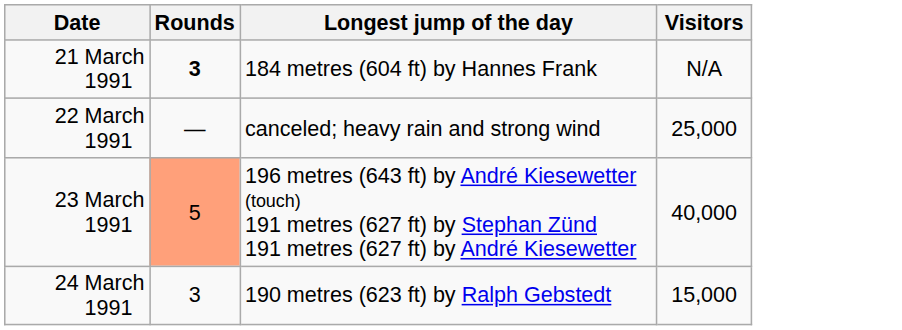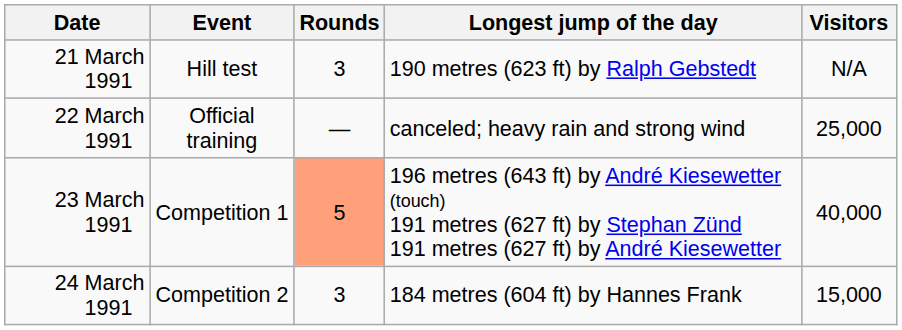+ column: (222, 22)
(195, 69) bold -> (339, 69) normal
(421, 69) 184 metres (604 ft) by Hannes Frank -> (573, 69) 190 metres (623 ft) by Ralph Gebstedt
(428, 295) 190 metres (623 ft) by Ralph Gebstedt -> (566, 295) 184 metres (604 ft) by Hannes Frank
